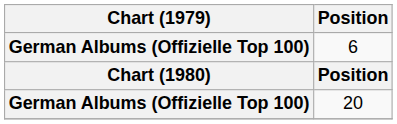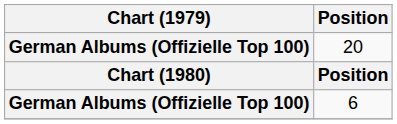rows swapped: (353, 47) <-> (353, 103)
